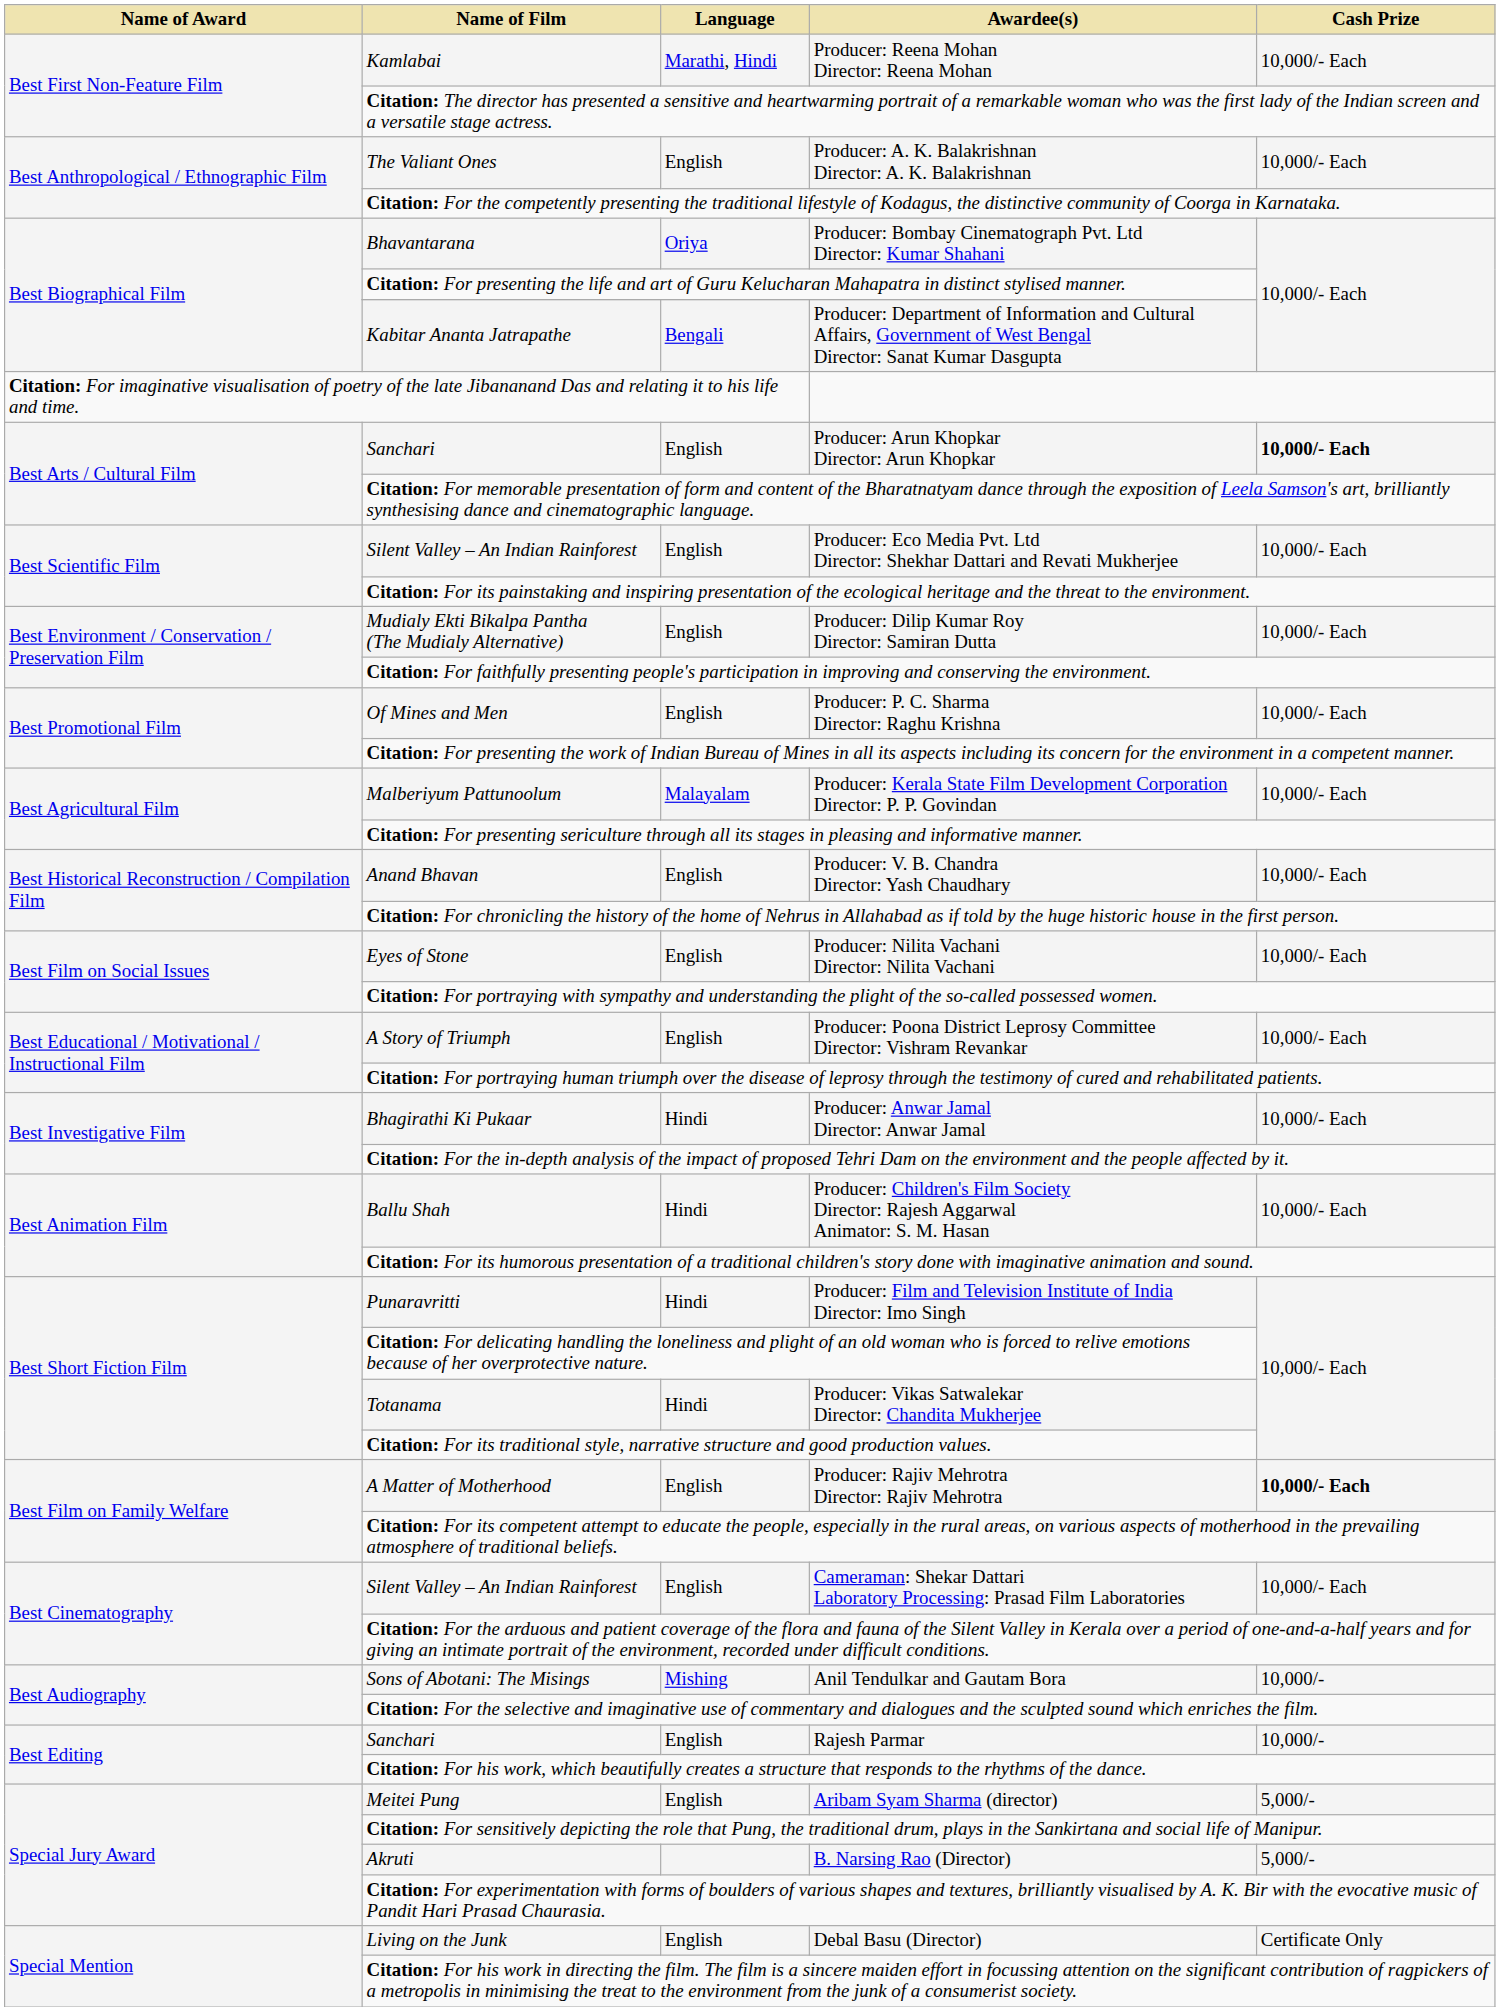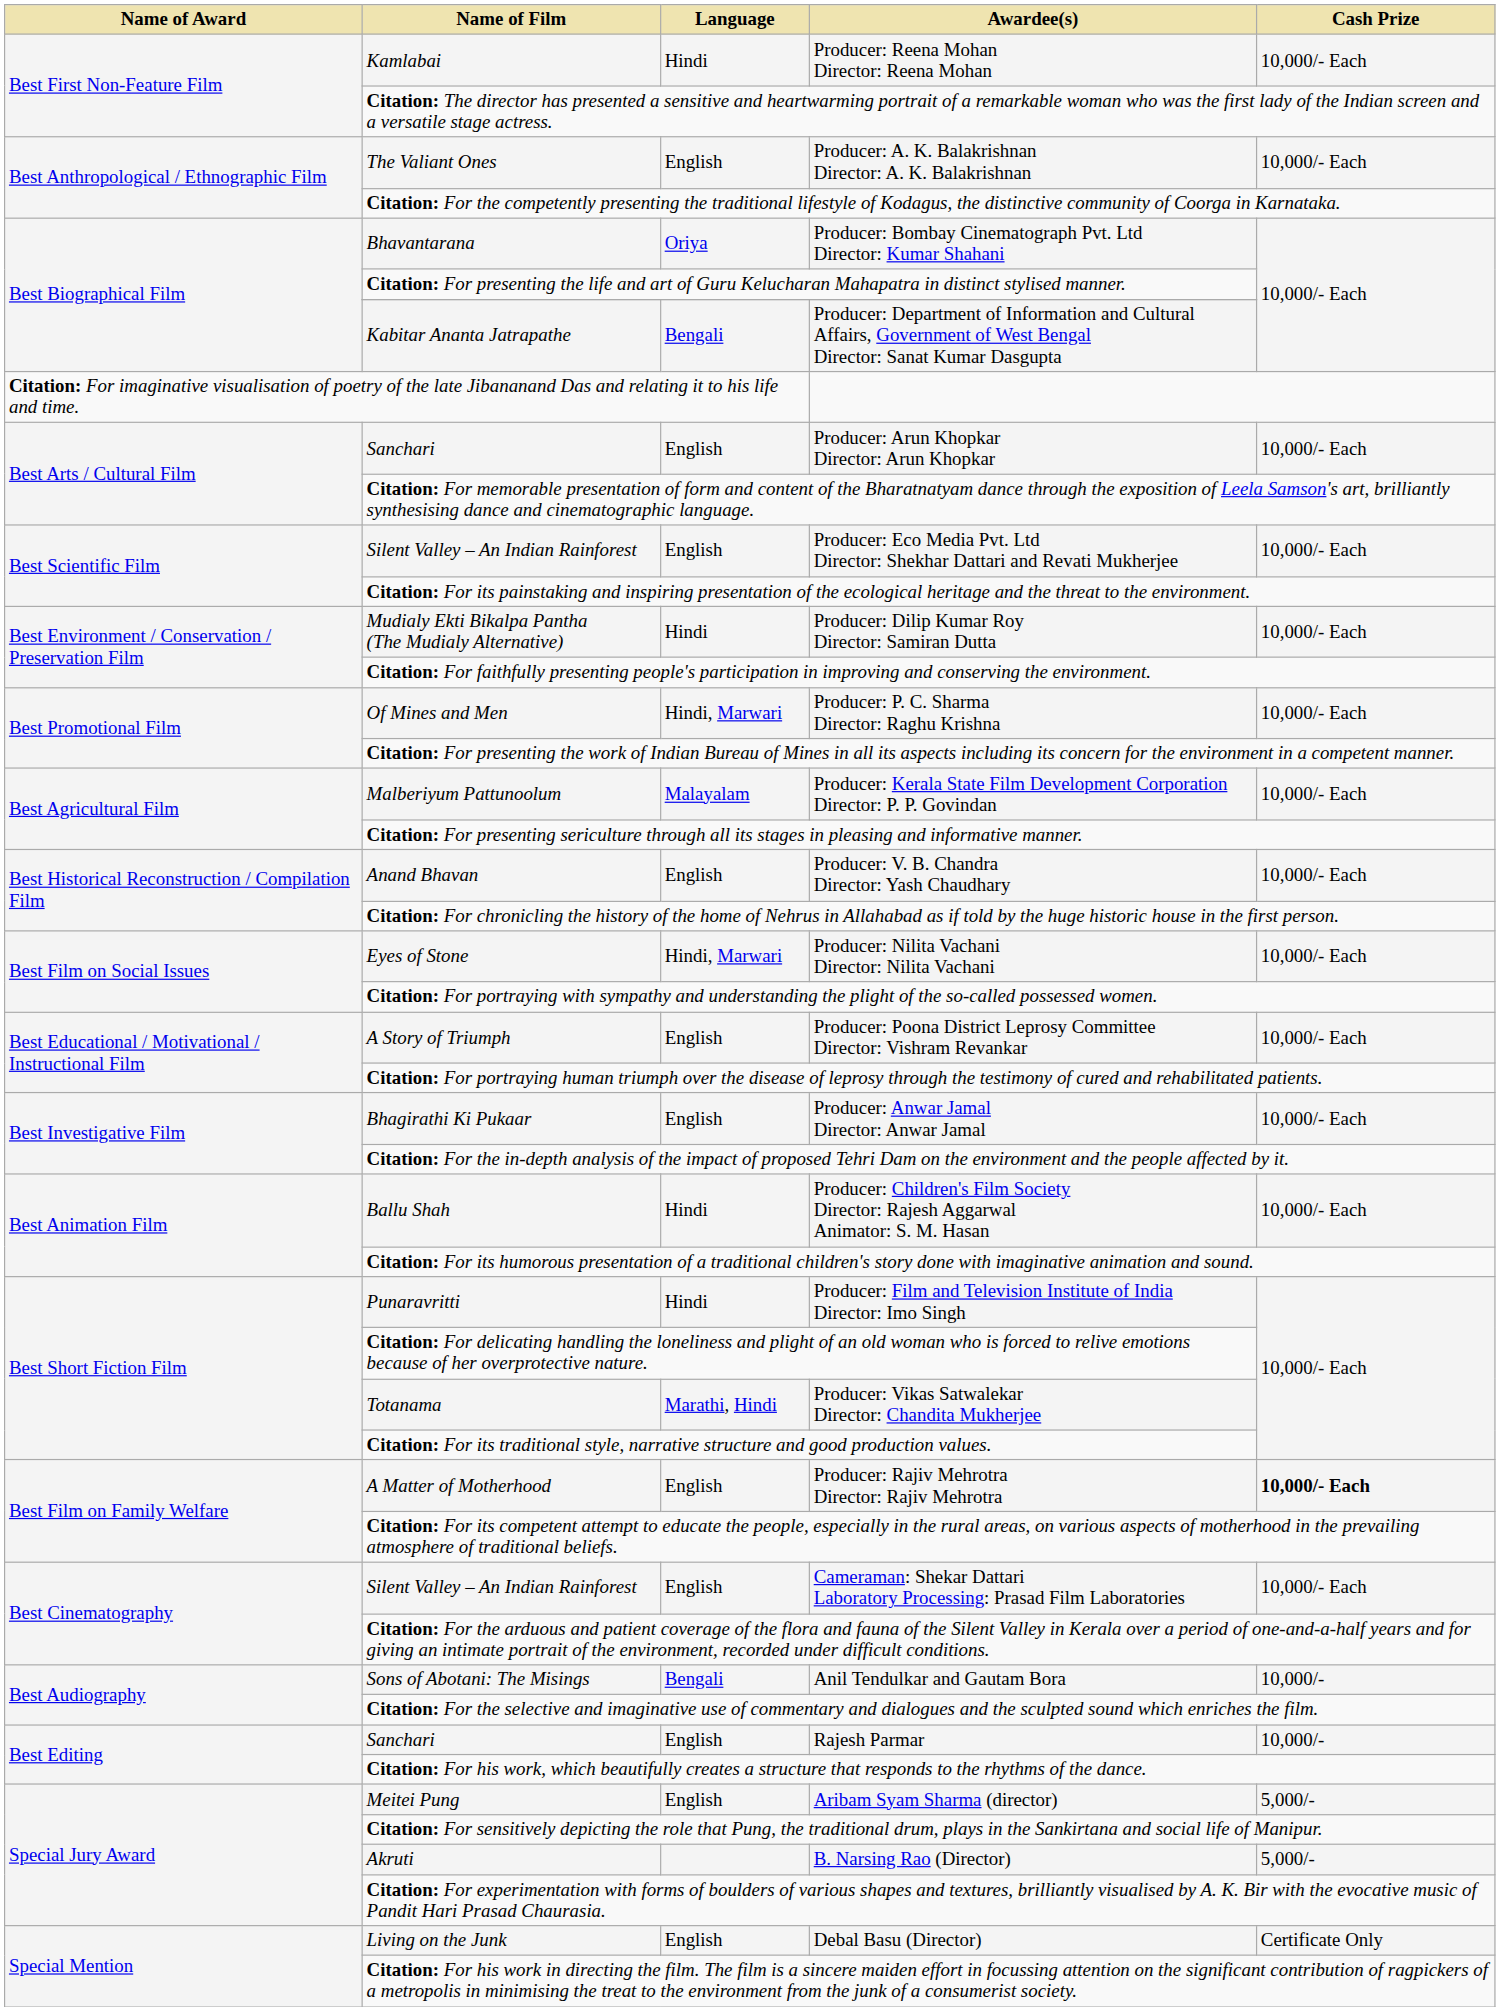(721, 60) Marathi, Hindi -> (686, 60) Hindi
(1315, 448) bold -> (1314, 448) normal
(694, 631) English -> (686, 631) Hindi
(694, 712) English -> (723, 712) Hindi, Marwari
(694, 956) English -> (723, 956) Hindi, Marwari
(686, 1118) Hindi -> (694, 1118) English
(686, 1404) Hindi -> (721, 1404) Marathi, Hindi
(696, 1679) Mishing -> (694, 1679) Bengali
